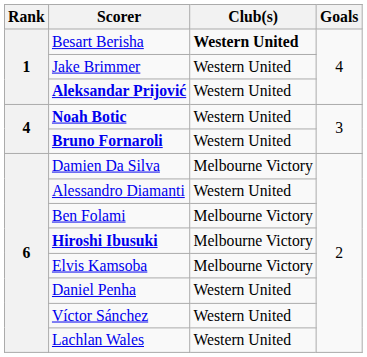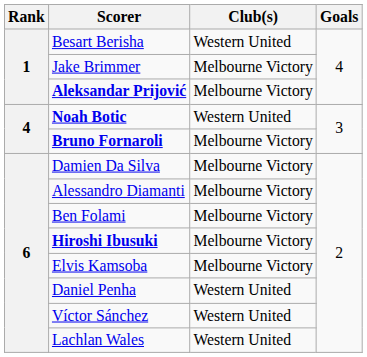(246, 41) bold -> (242, 41) normal
(242, 66) Western United -> (253, 66) Melbourne Victory
(242, 91) Western United -> (253, 91) Melbourne Victory
(242, 141) Western United -> (253, 141) Melbourne Victory
(242, 191) Western United -> (253, 191) Melbourne Victory
